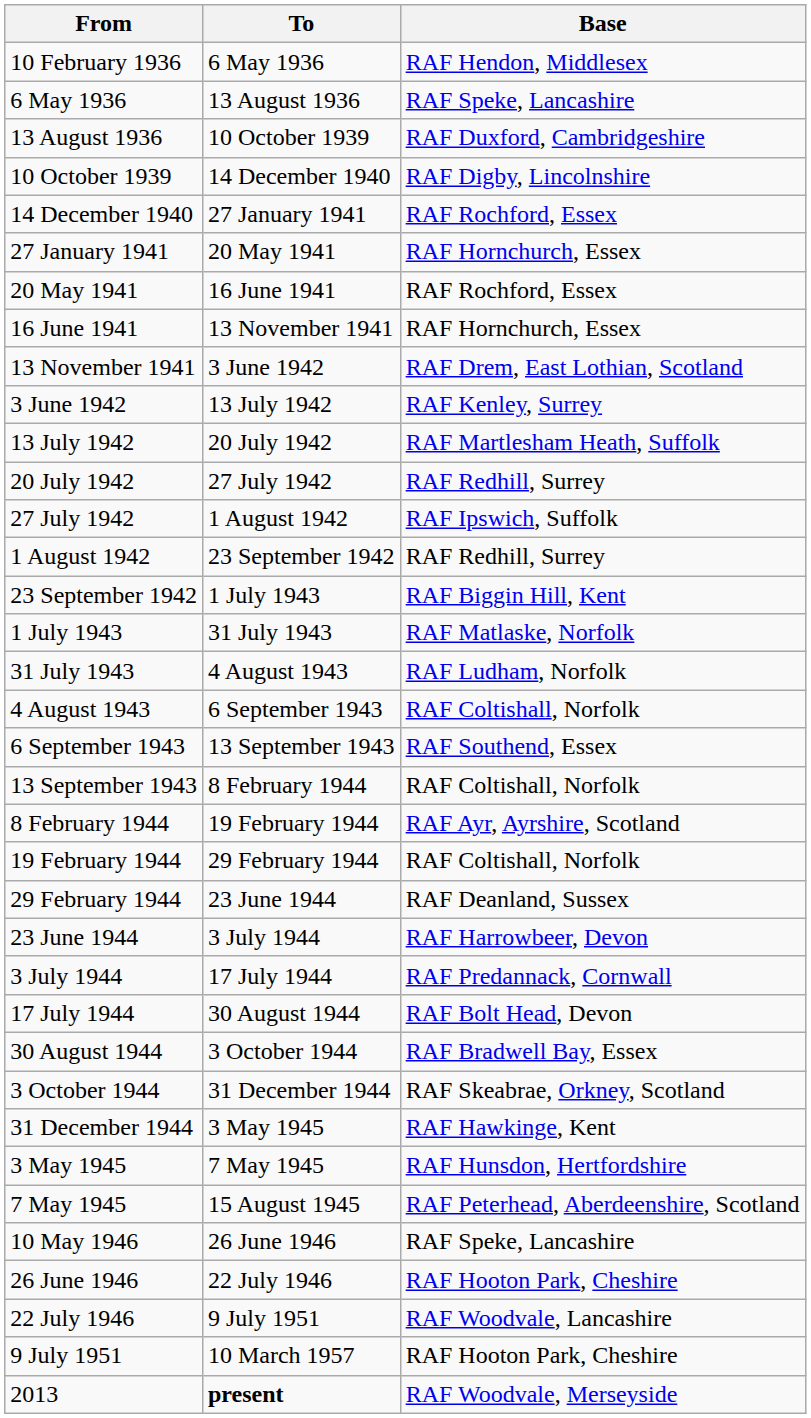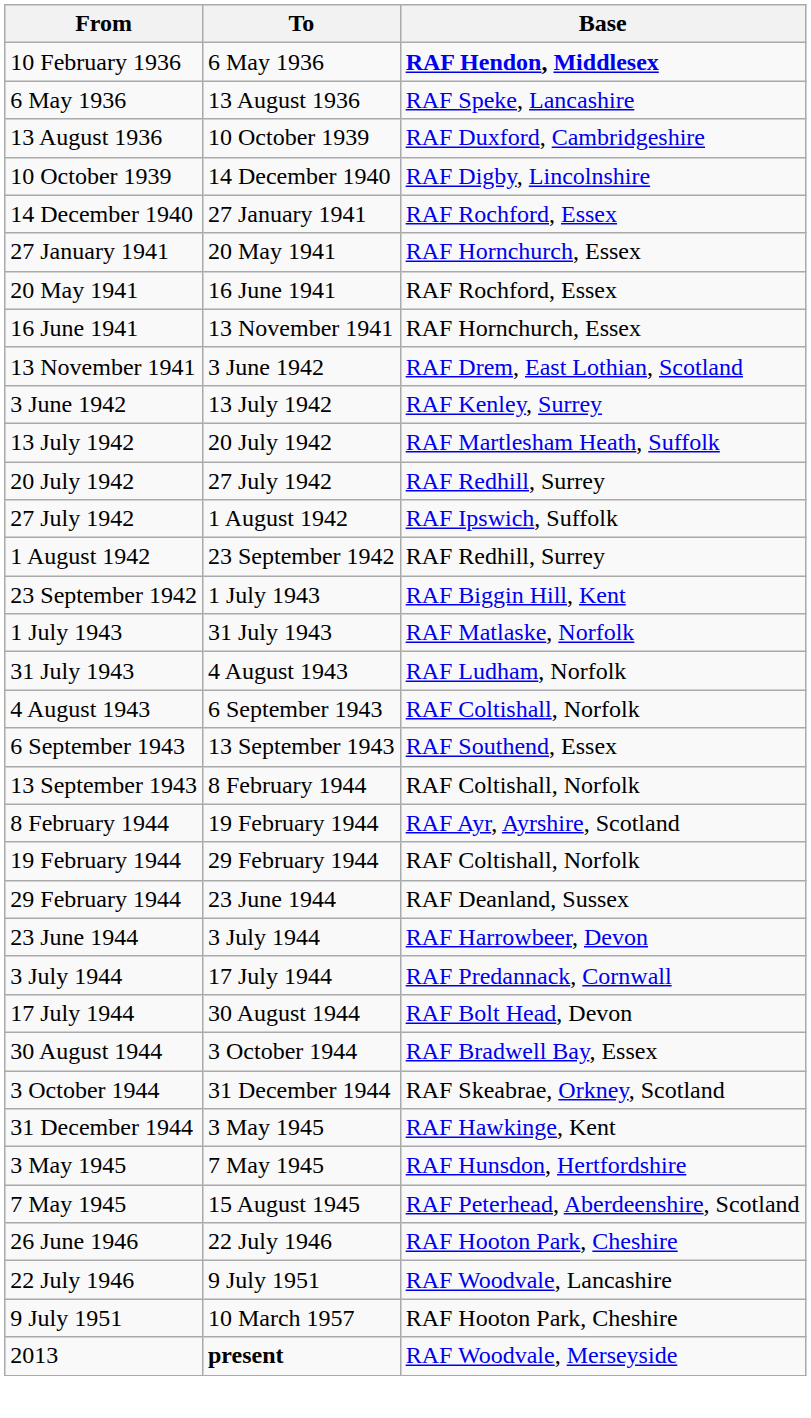(527, 61) normal -> (532, 61) bold
- row: (74, 1241)
